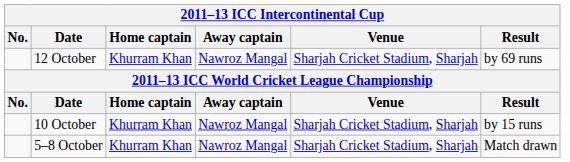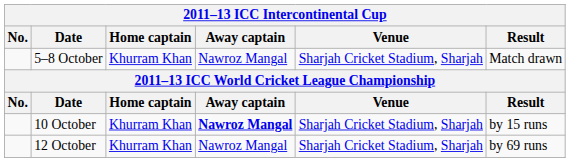rows swapped: (68, 146) <-> (65, 59)
(243, 124) normal -> (245, 124) bold
